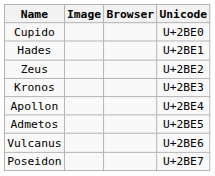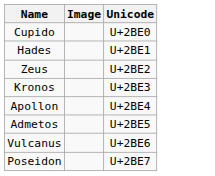- column: (130, 14)
